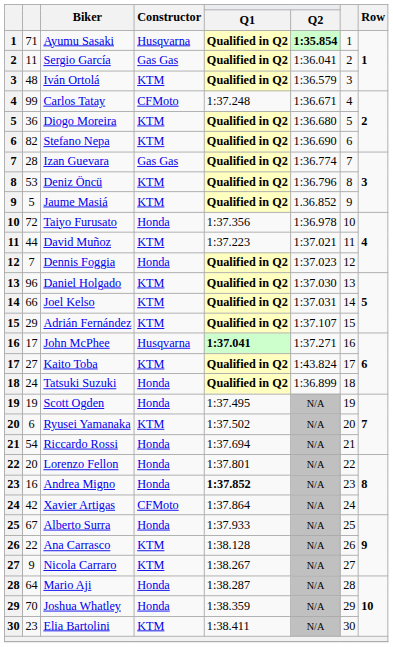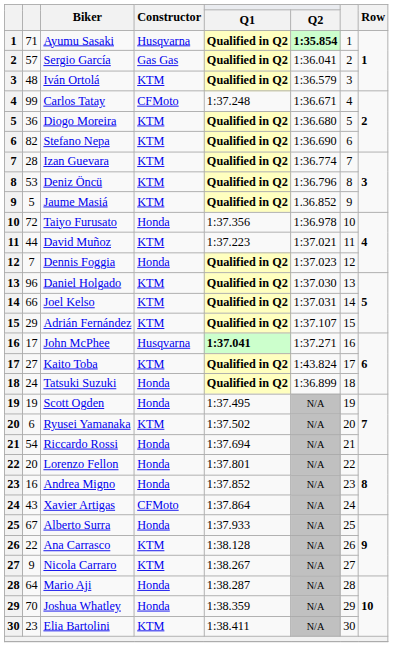(31, 60) 11 -> (31, 60) 57
(158, 161) Gas Gas -> (151, 161) KTM
(229, 484) bold -> (228, 484) normal
(31, 504) 42 -> (31, 504) 43
